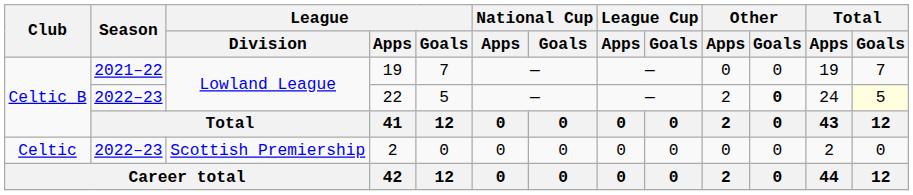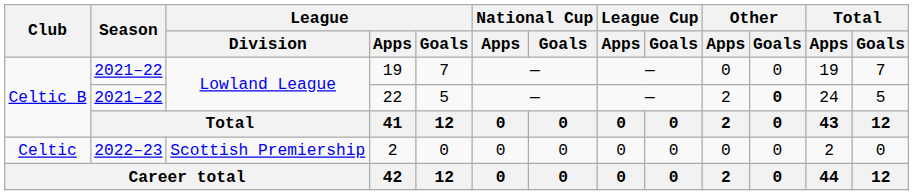(128, 97) 2022–23 -> (128, 97) 2021–22
(881, 97) lightyellow background -> (881, 97) no background
